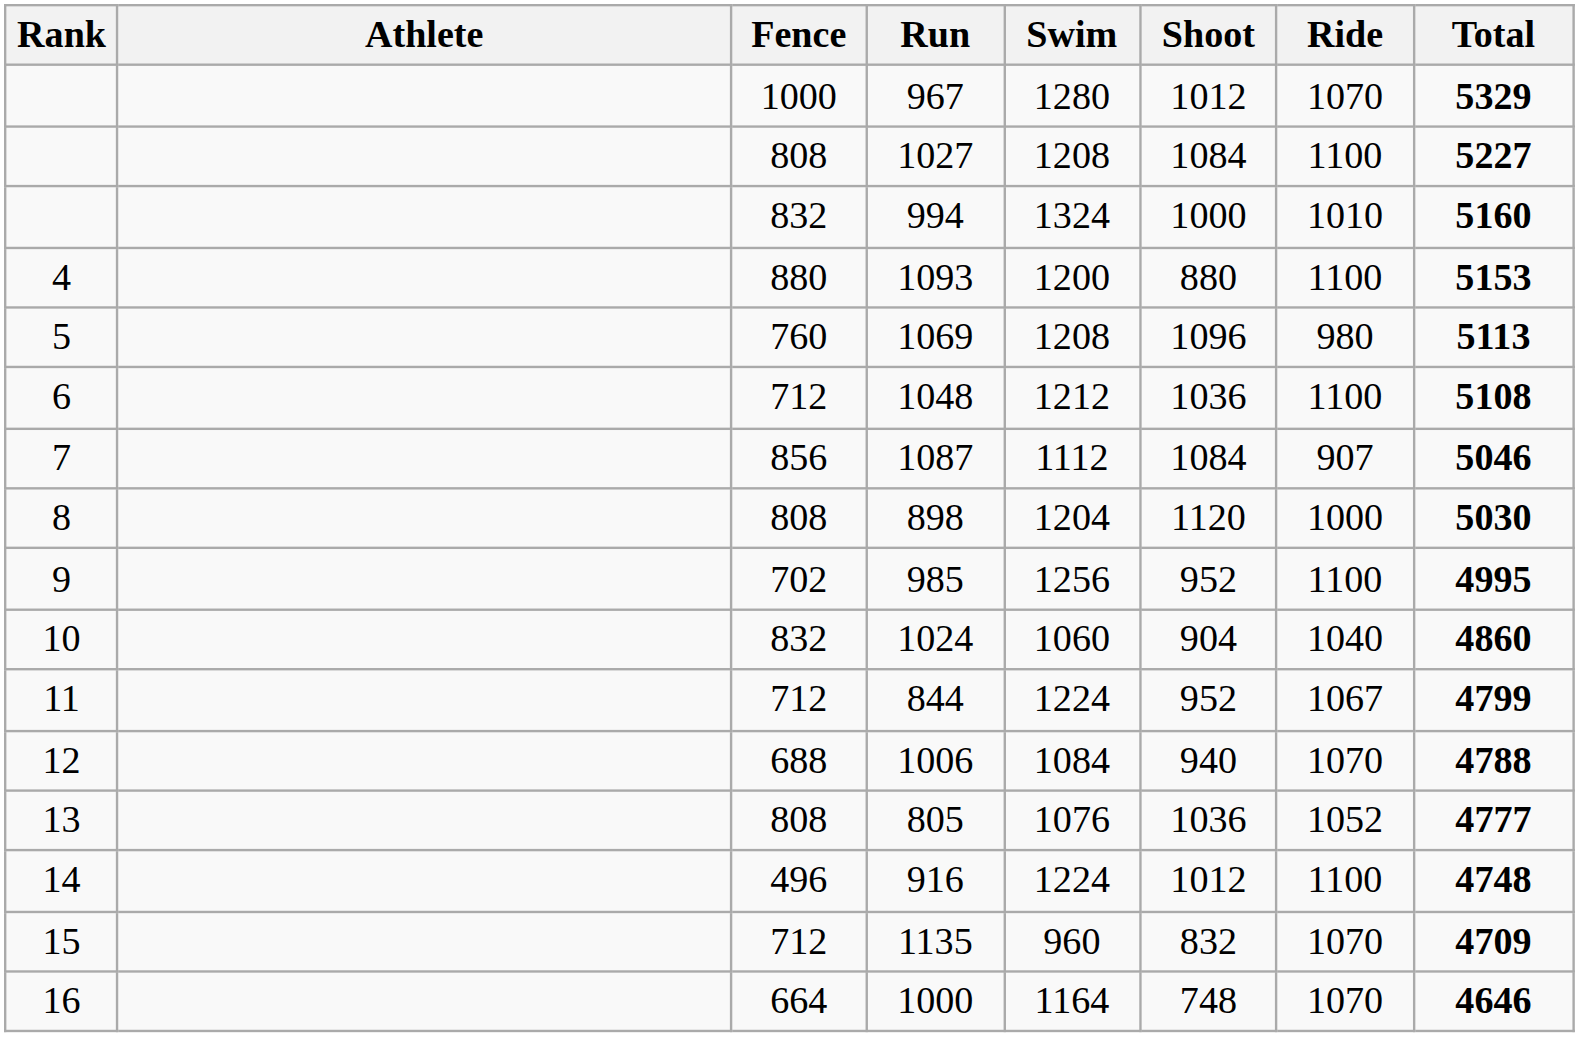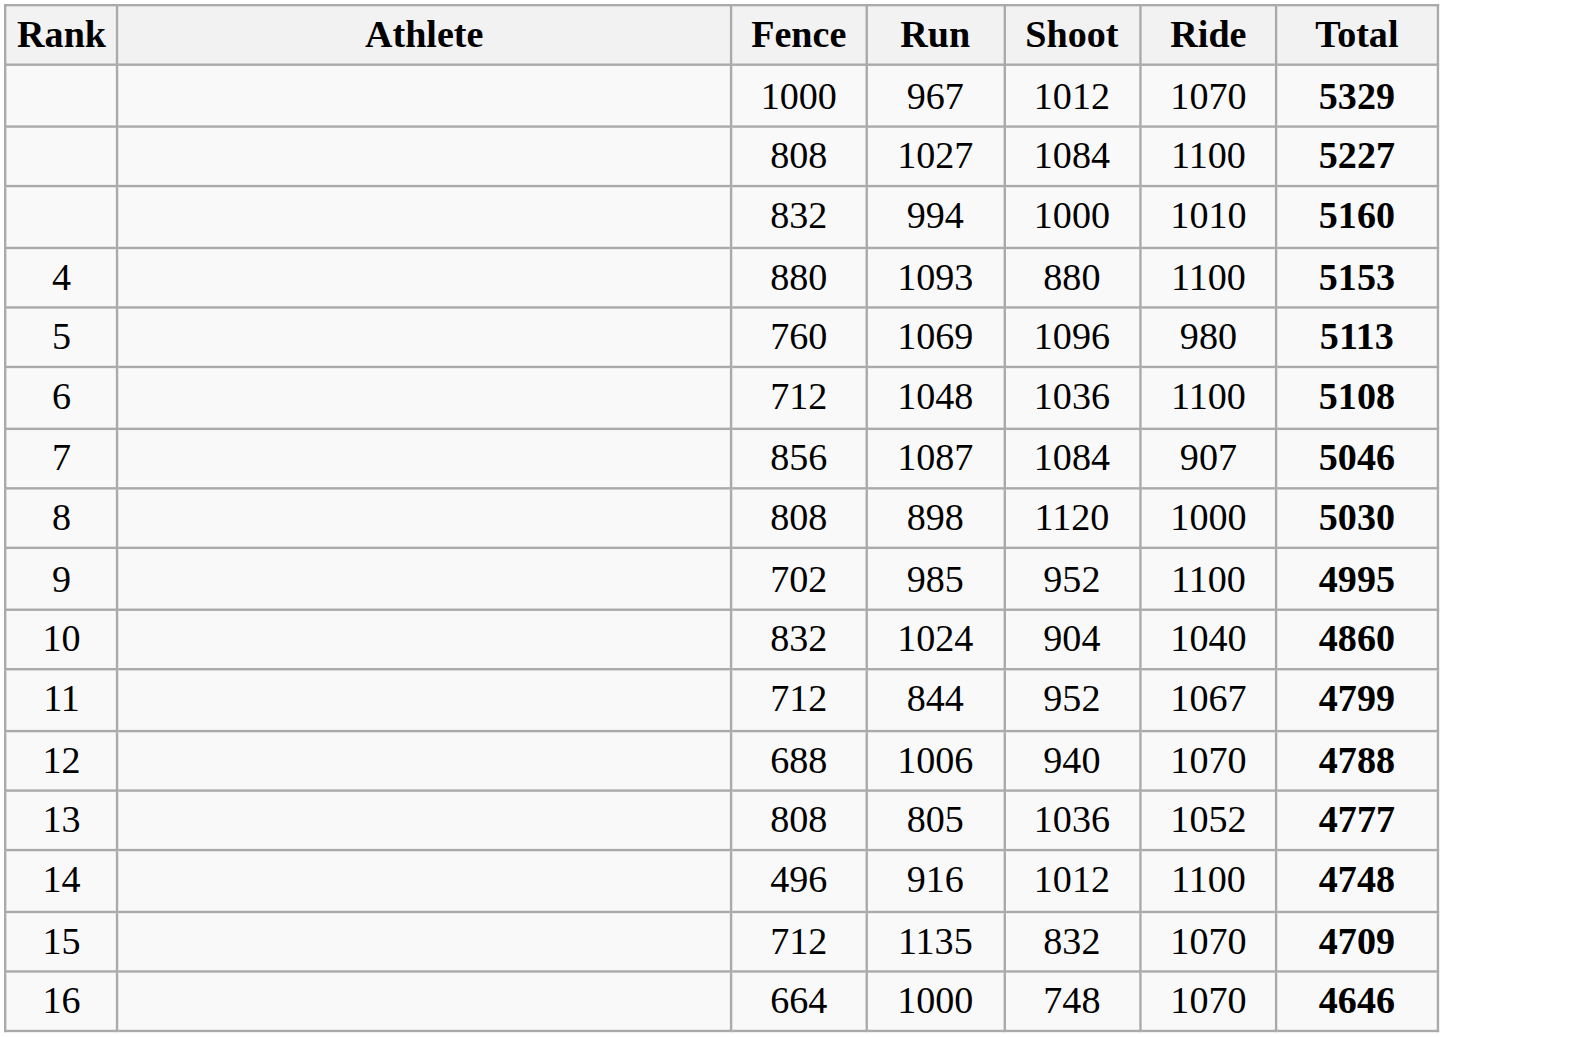- column: (1072, 34)
